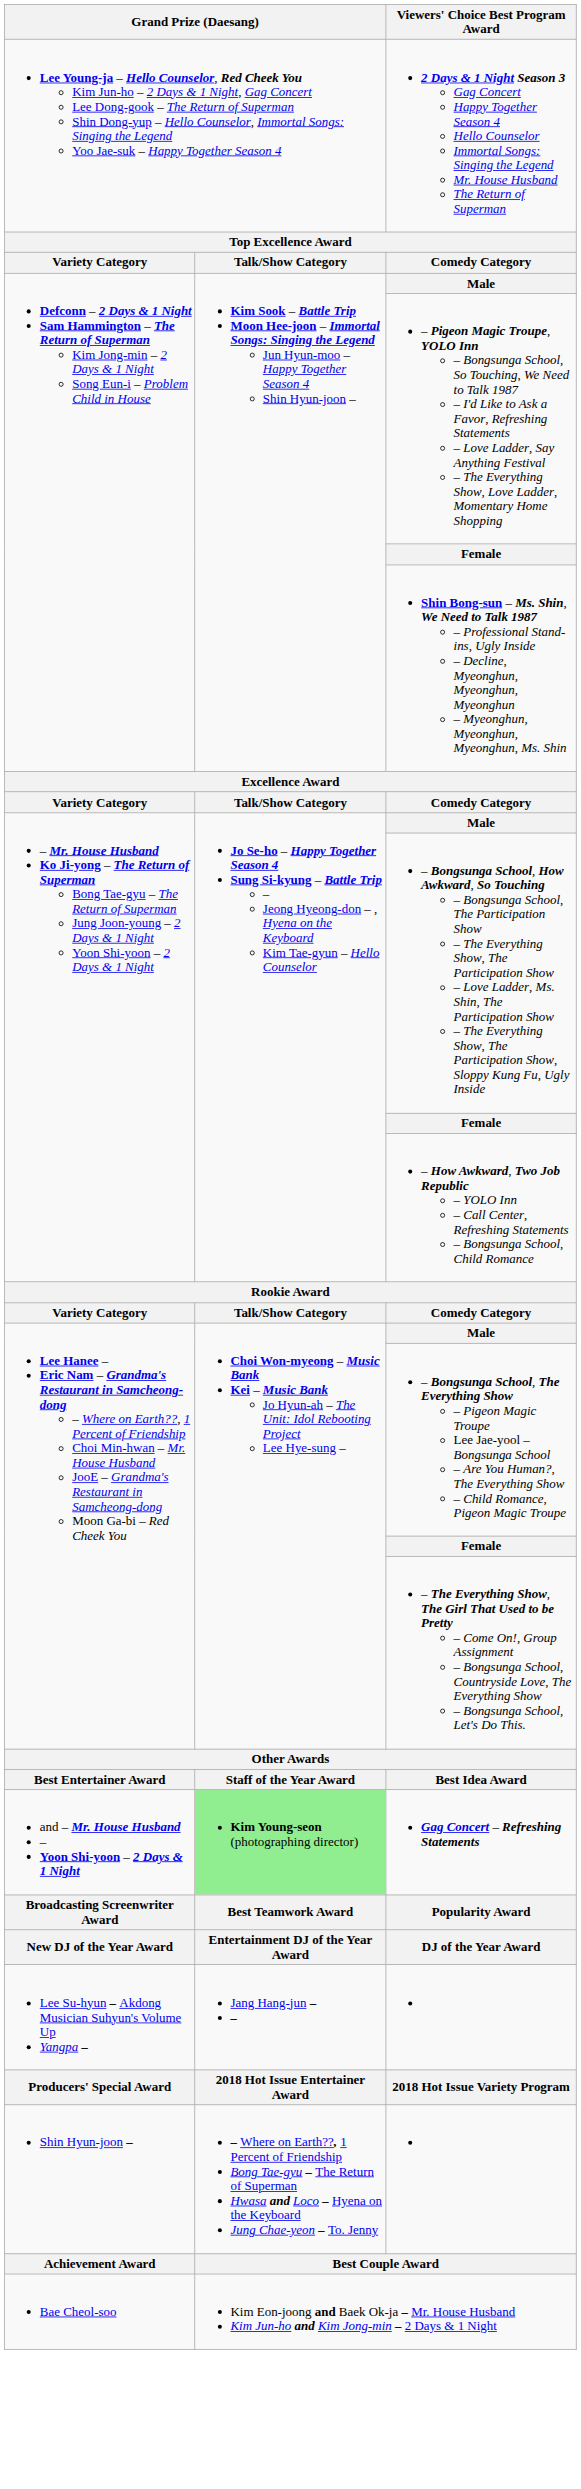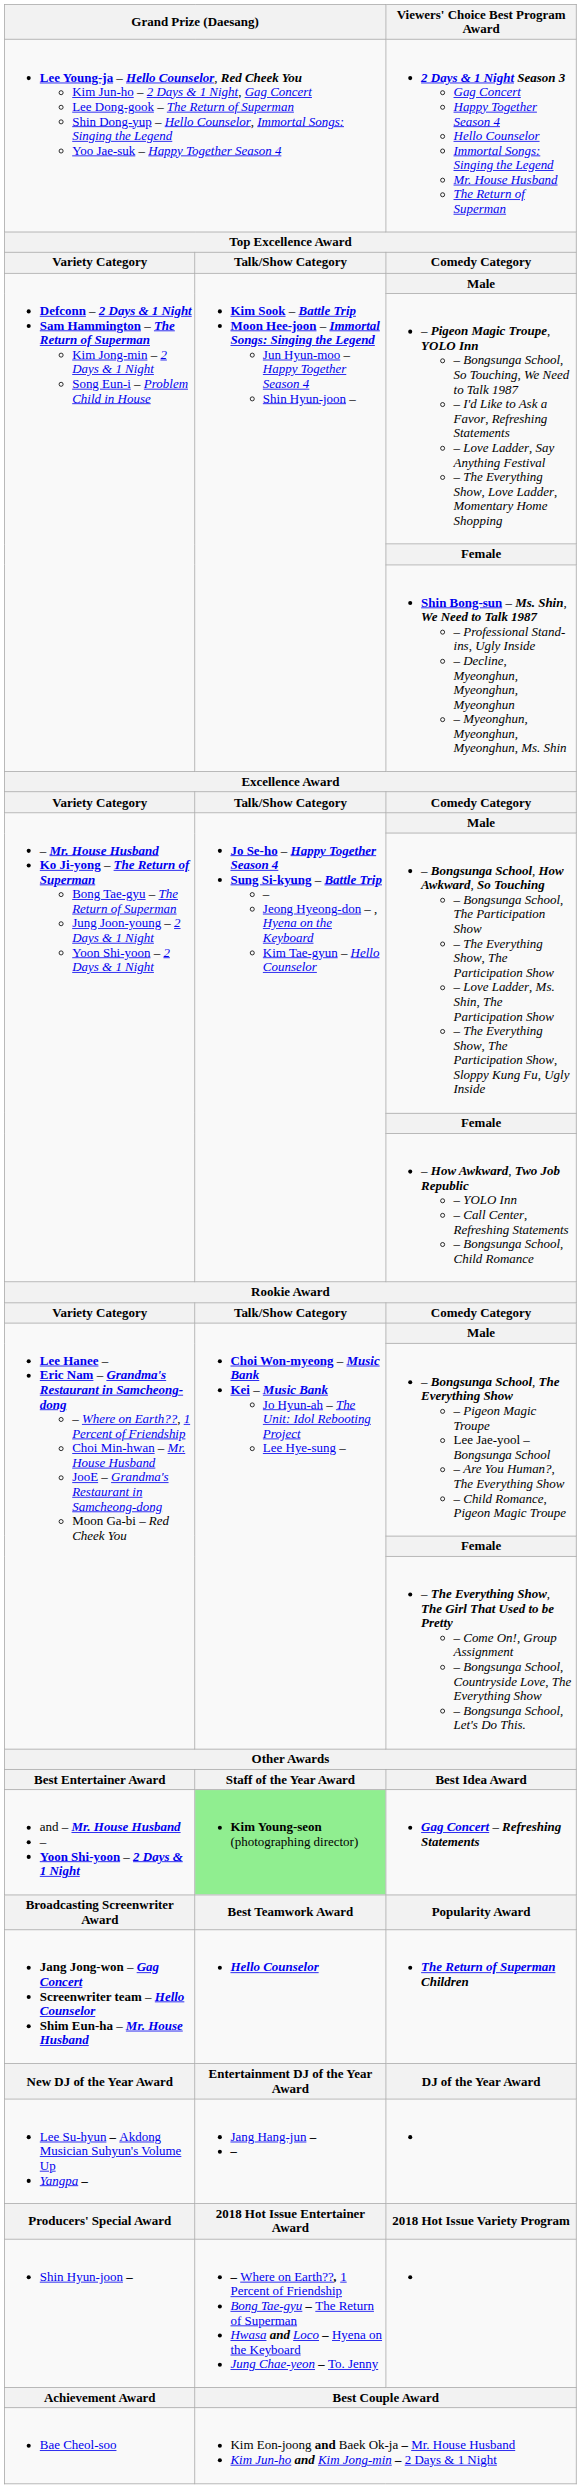+ row: (100, 2004)
